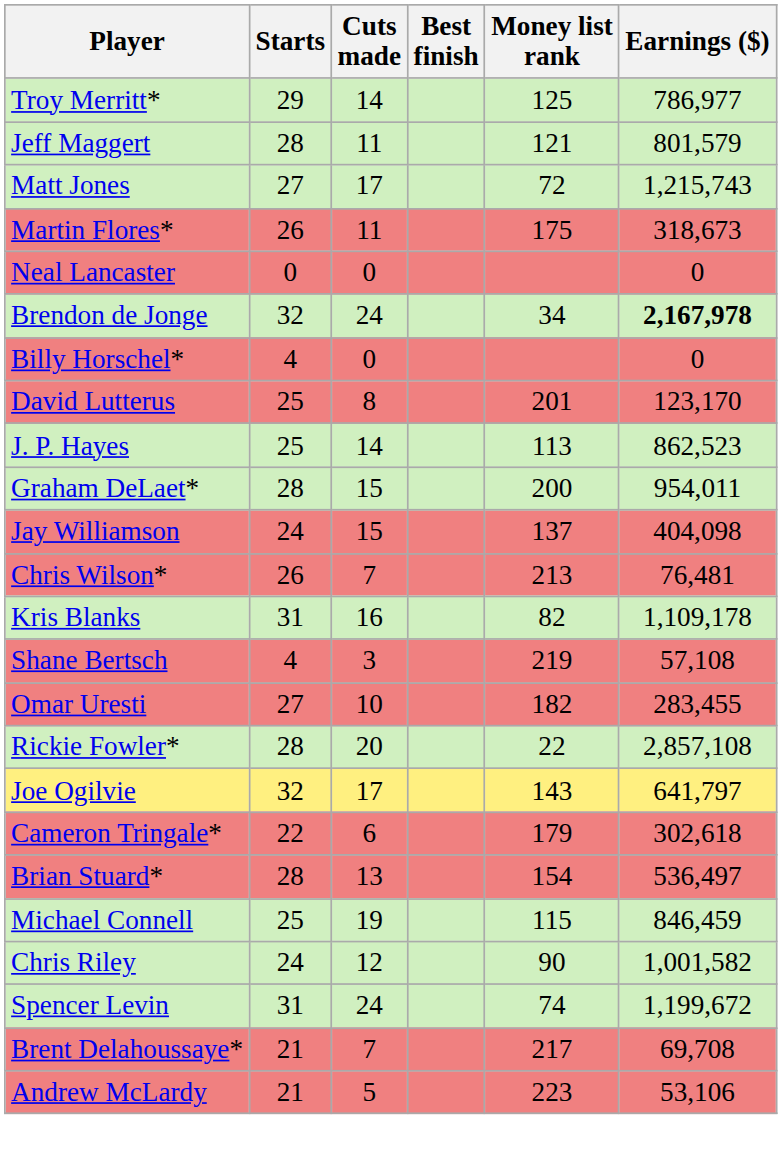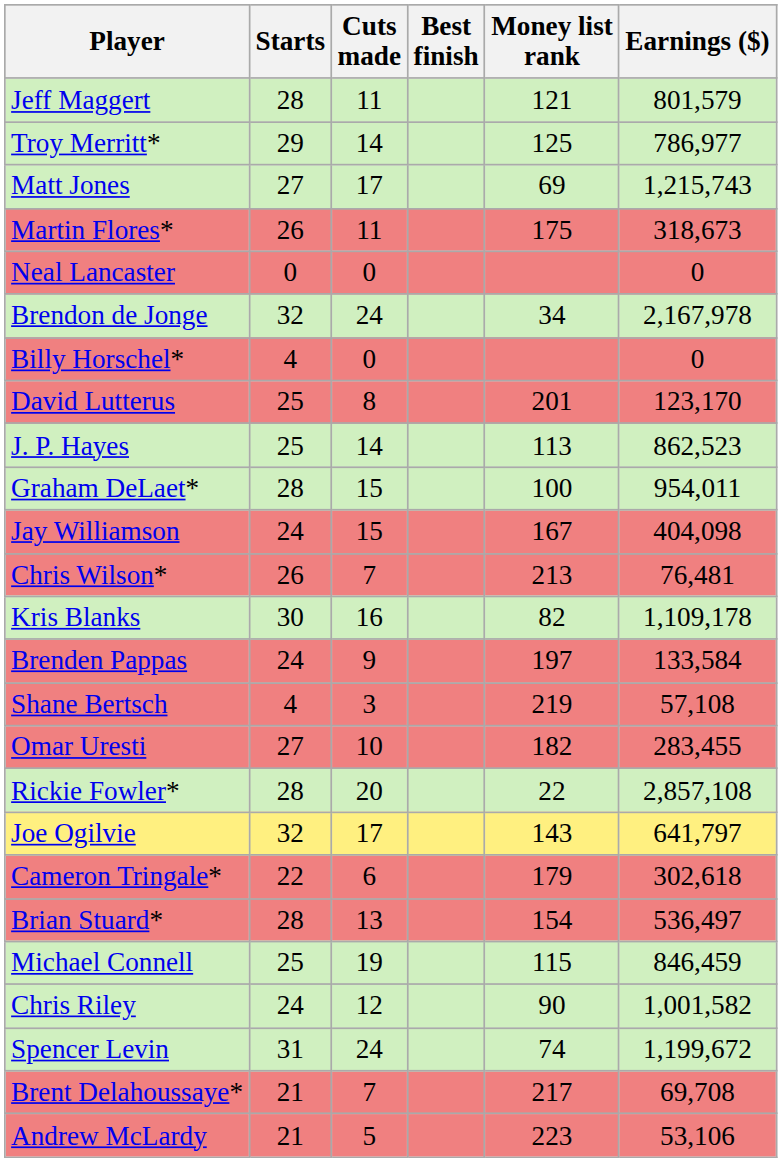rows swapped: (86, 99) <-> (81, 142)
(552, 186) 72 -> (552, 186) 69
(697, 315) bold -> (697, 315) normal
(552, 488) 200 -> (552, 488) 100
(552, 531) 137 -> (552, 531) 167
(290, 617) 31 -> (290, 617) 30
+ row: (99, 660)
